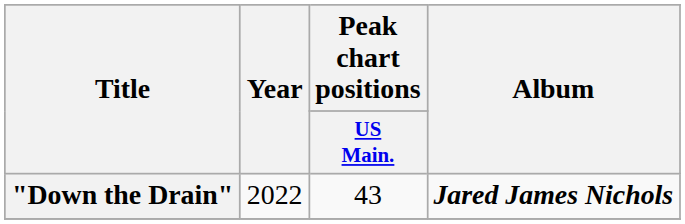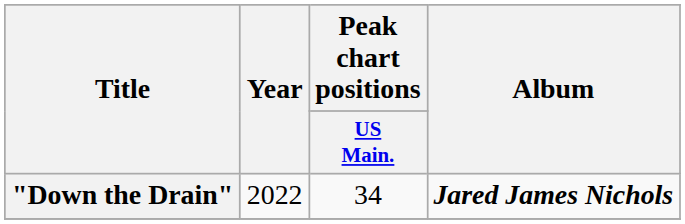(368, 195) 43 -> (368, 195) 34
